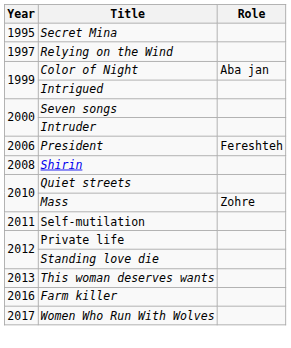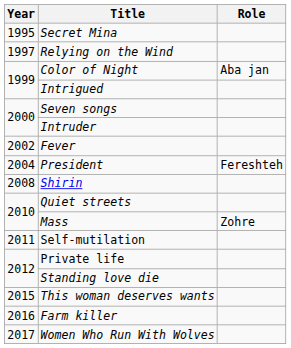+ row: (58, 146)
(21, 146) 2006 -> (21, 165) 2004
(21, 278) 2013 -> (21, 297) 2015
